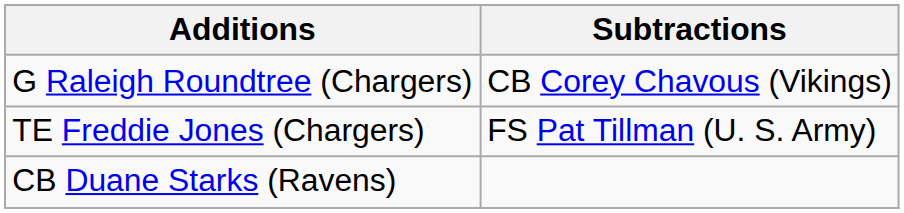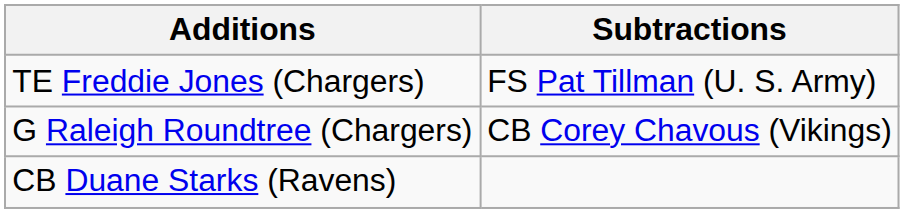rows swapped: (242, 80) <-> (218, 130)
